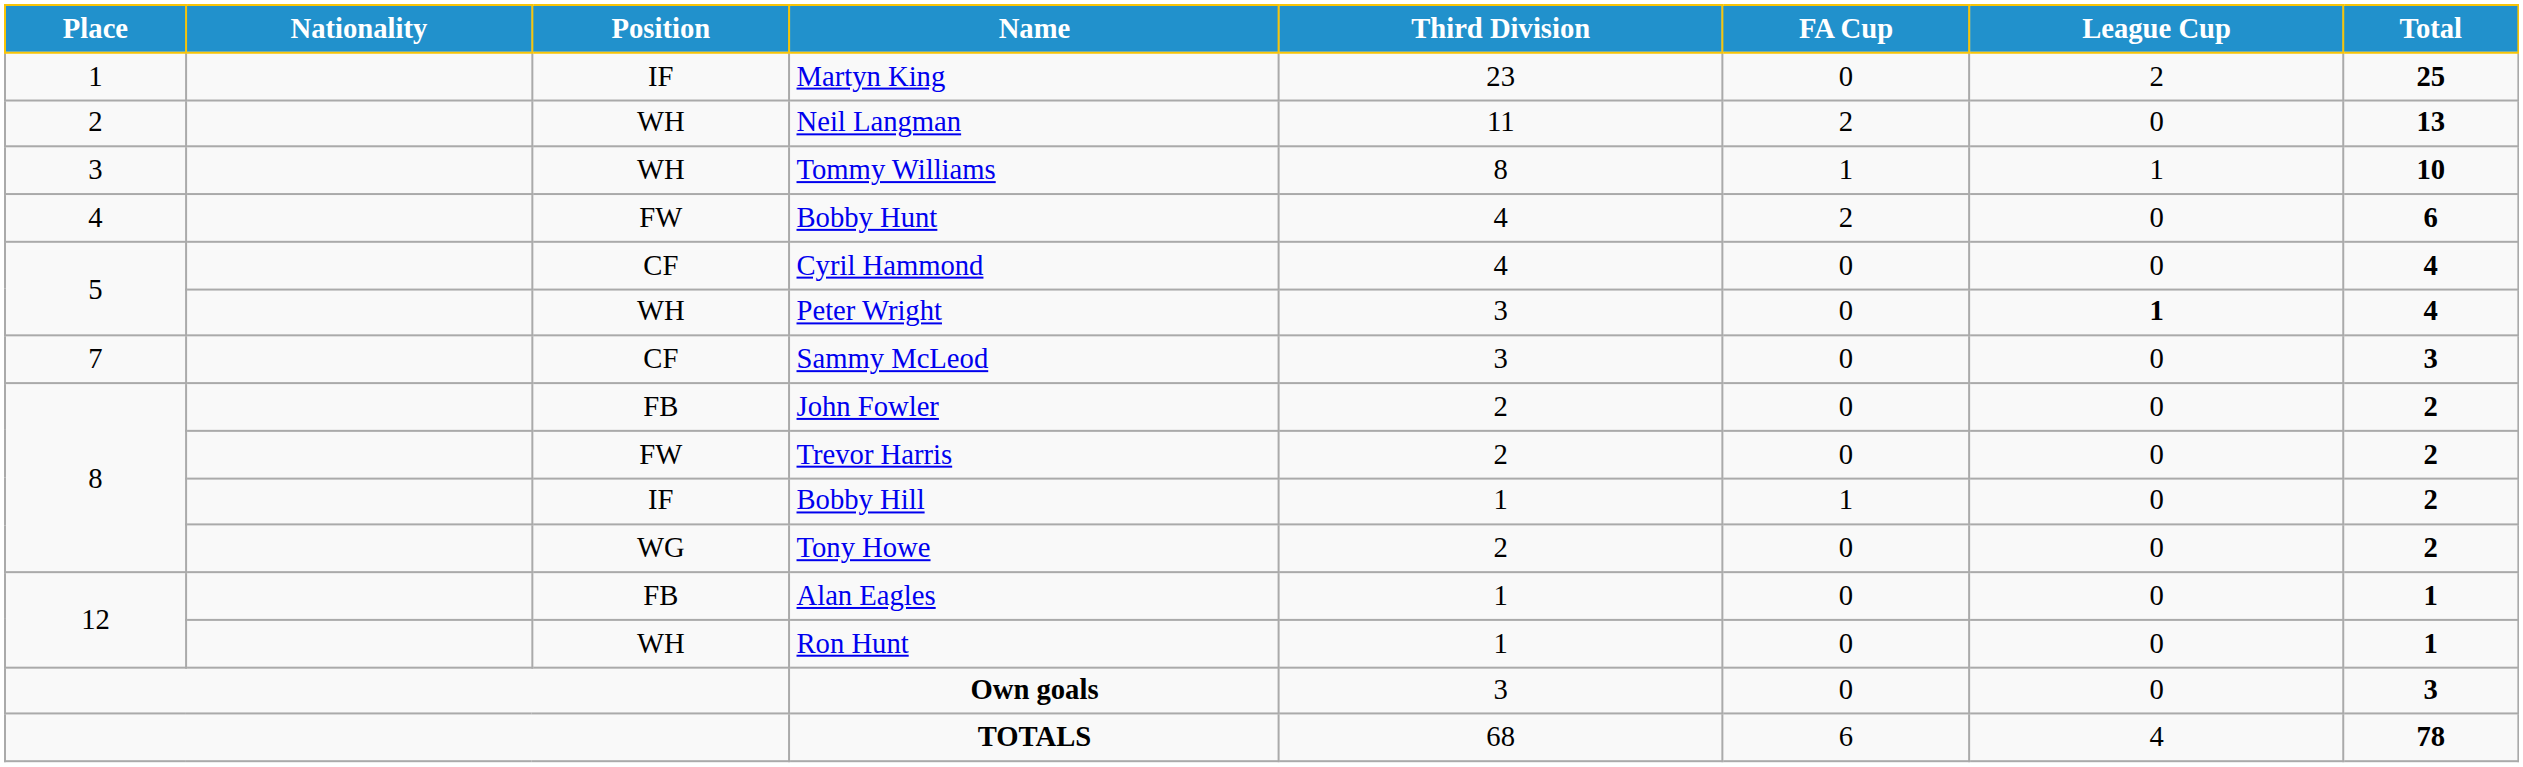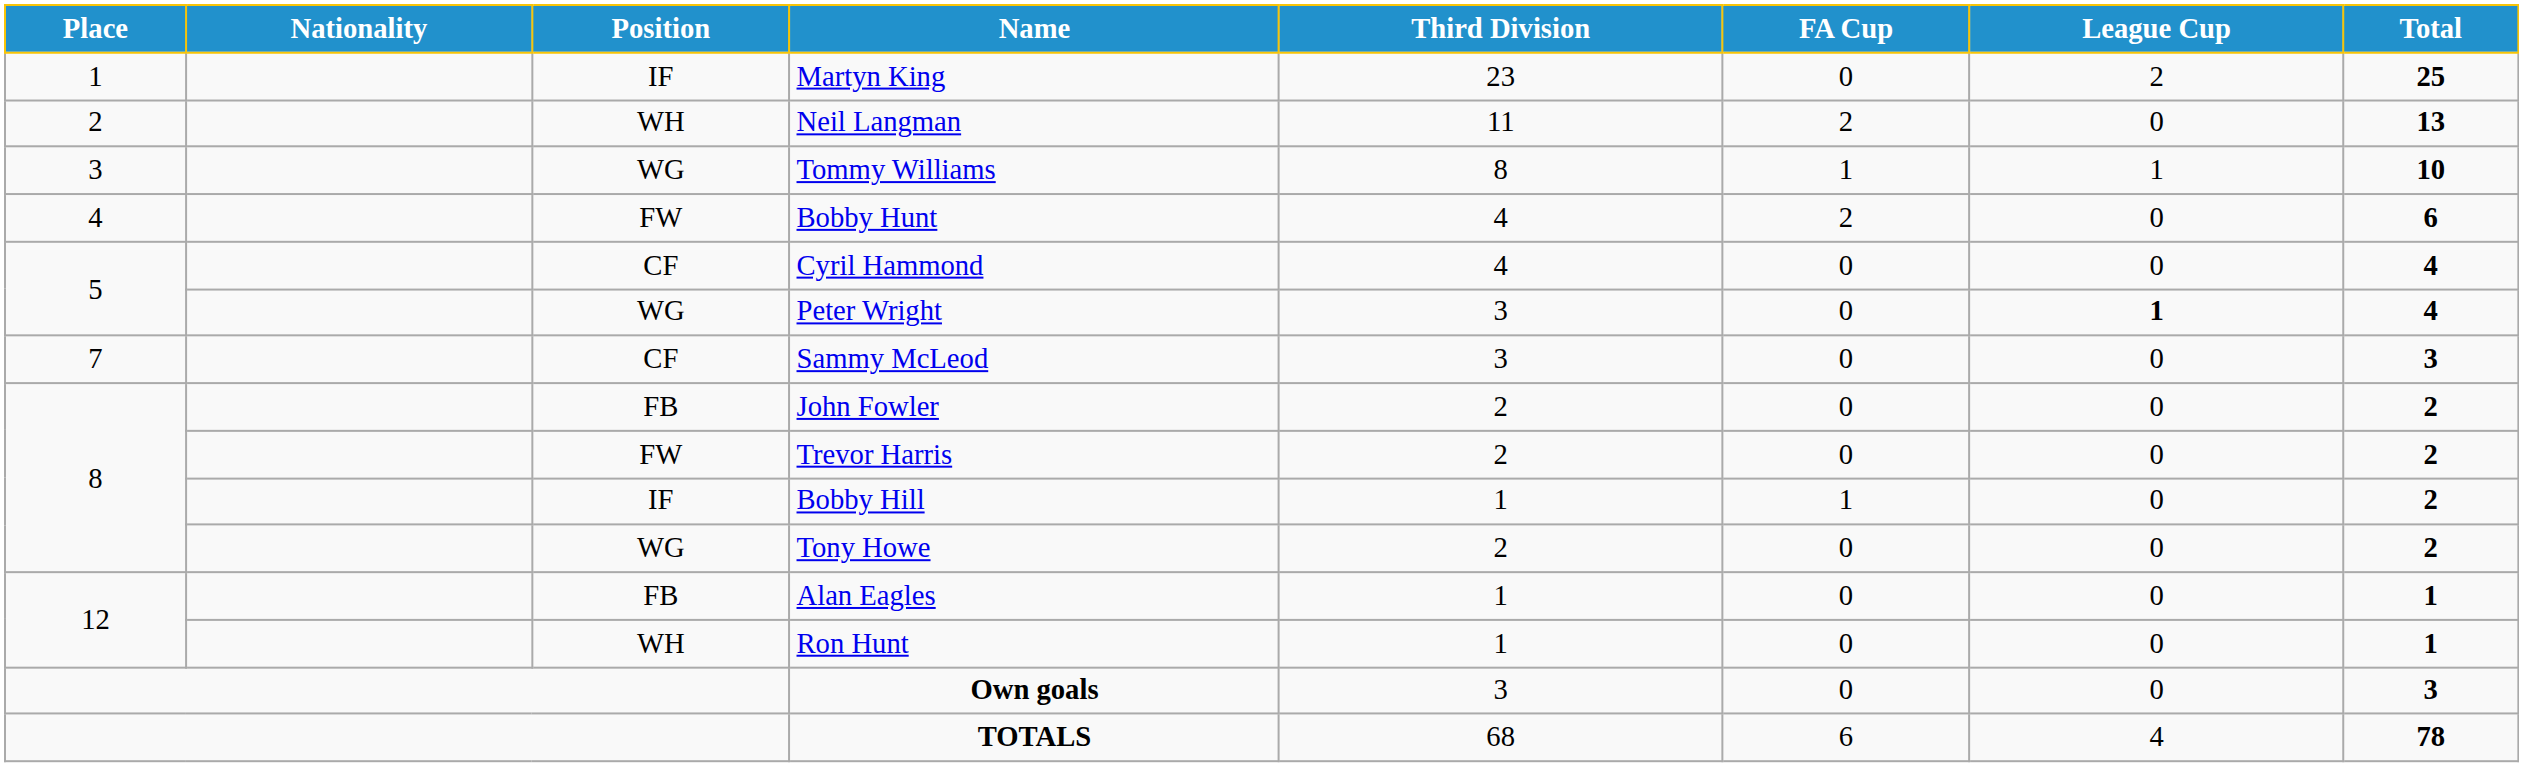(661, 170) WH -> (661, 170) WG
(661, 312) WH -> (661, 312) WG
